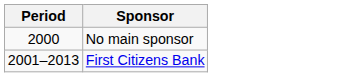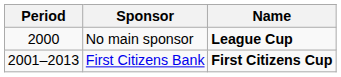+ column: (272, 16)
